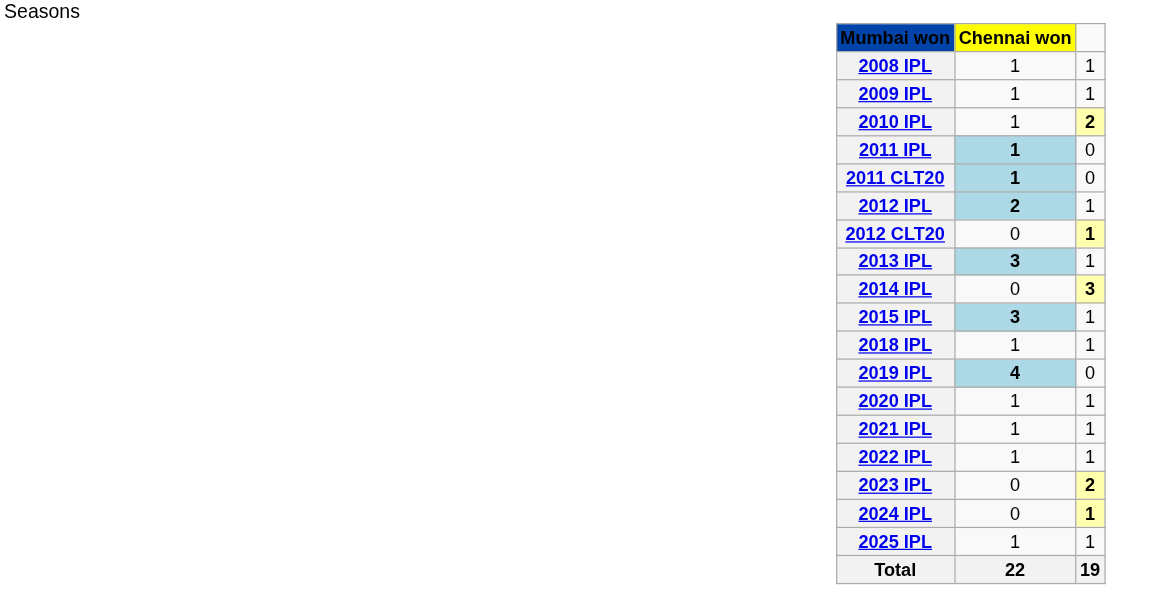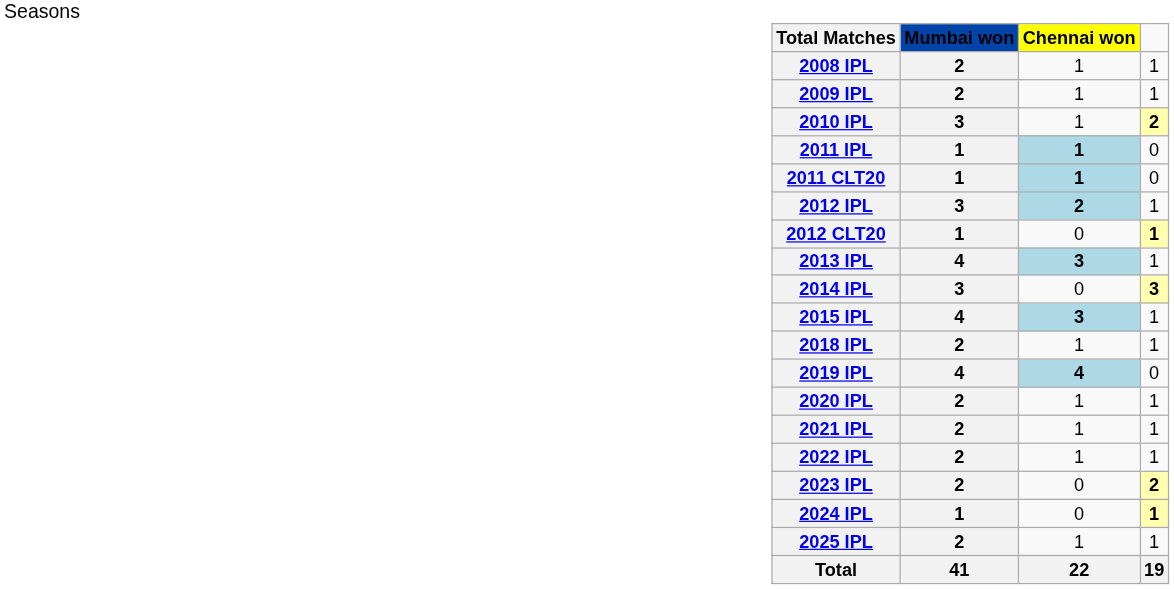+ column: (836, 38)
